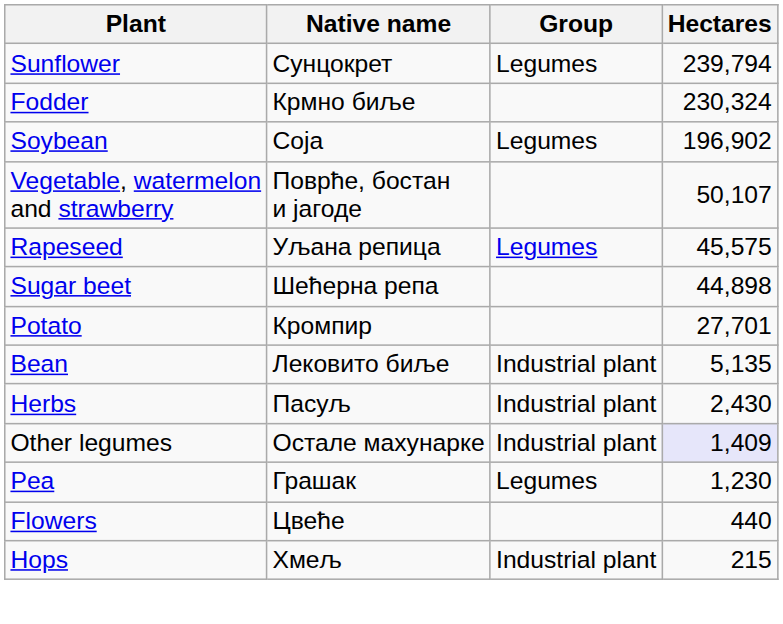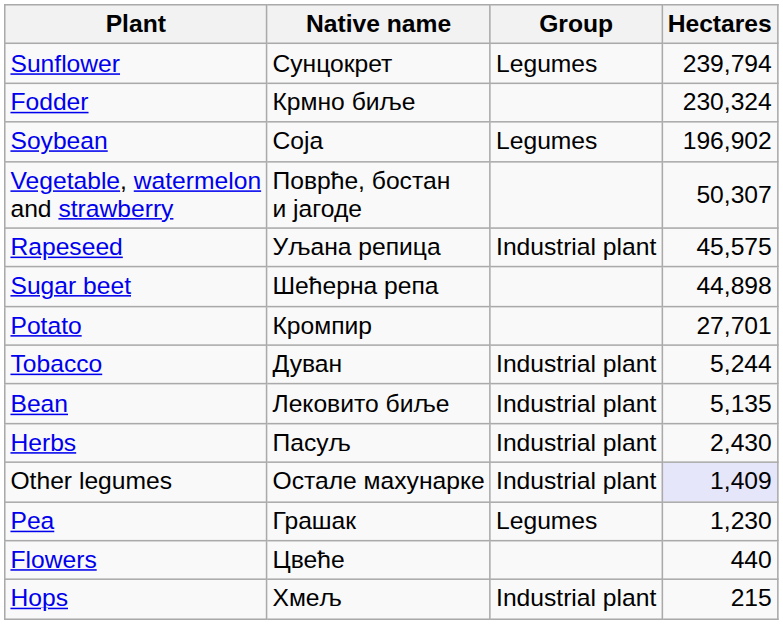(734, 194) 50,107 -> (734, 194) 50,307
(547, 247) Legumes -> (576, 247) Industrial plant
+ row: (56, 364)
